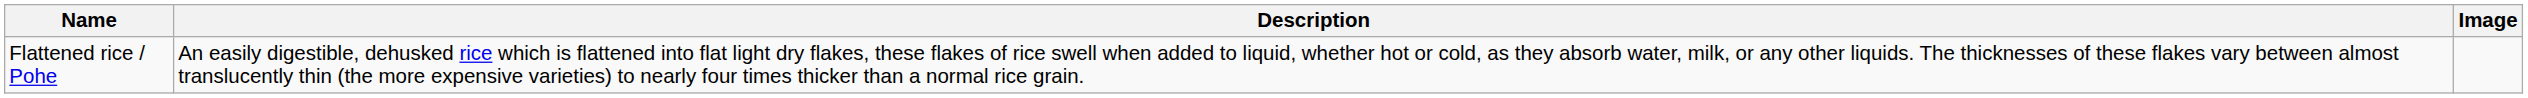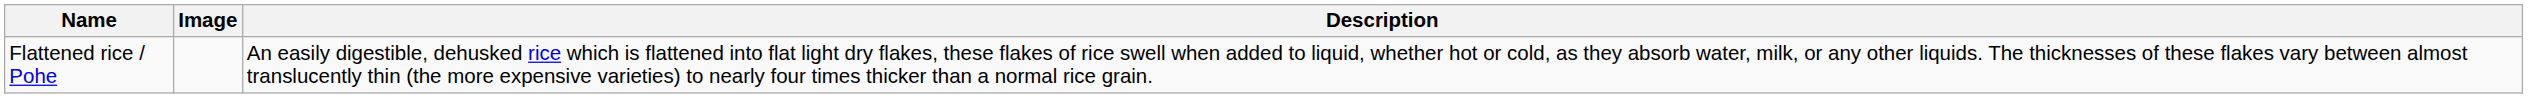columns swapped: (2488, 20) <-> (1314, 20)
